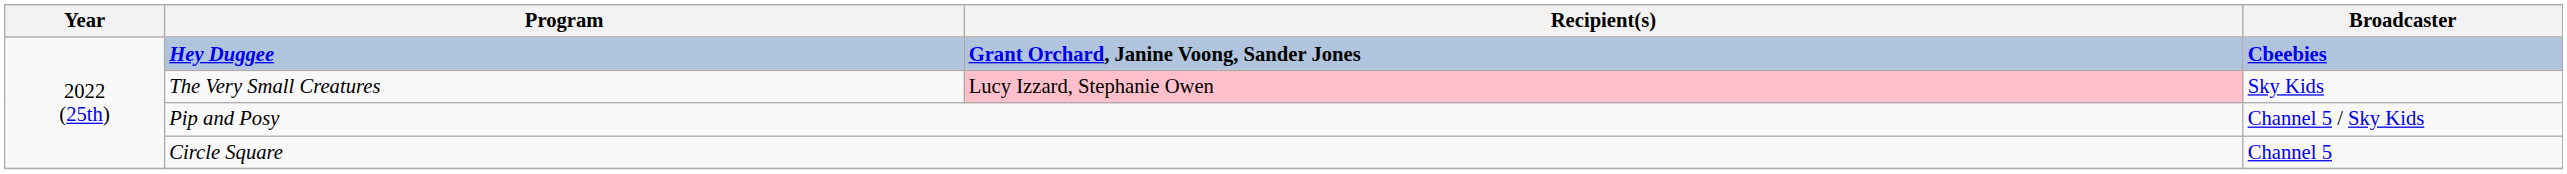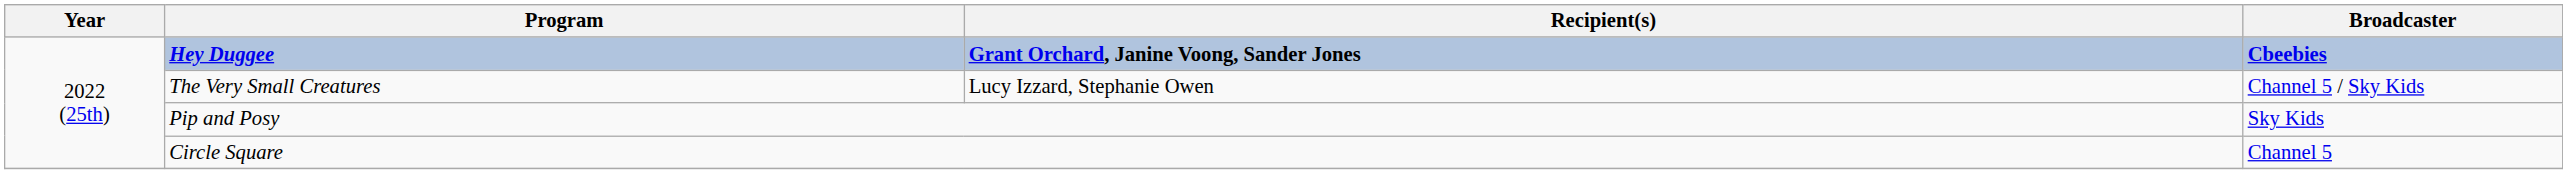(1091, 86) pink background -> (1091, 86) no background
(2286, 86) Sky Kids -> (2336, 86) Channel 5 / Sky Kids
(2336, 119) Channel 5 / Sky Kids -> (2286, 119) Sky Kids
